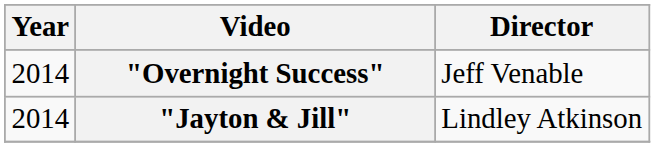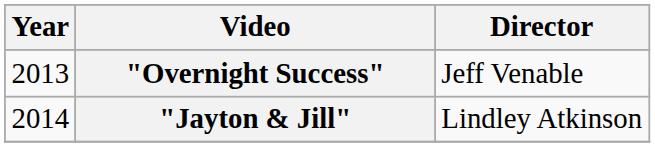(40, 73) 2014 -> (40, 73) 2013
